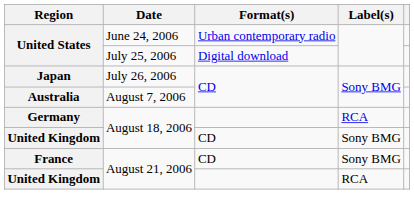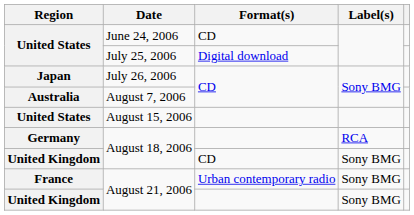(267, 35) Urban contemporary radio -> (207, 35) CD
+ row: (54, 117)
(207, 158) CD -> (267, 179) Urban contemporary radio
(355, 179) RCA -> (371, 199) Sony BMG
